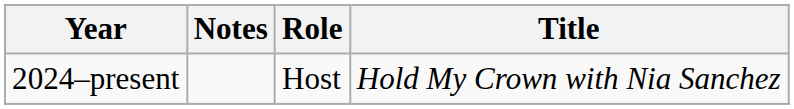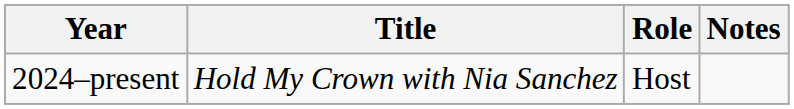columns swapped: (569, 29) <-> (231, 29)
